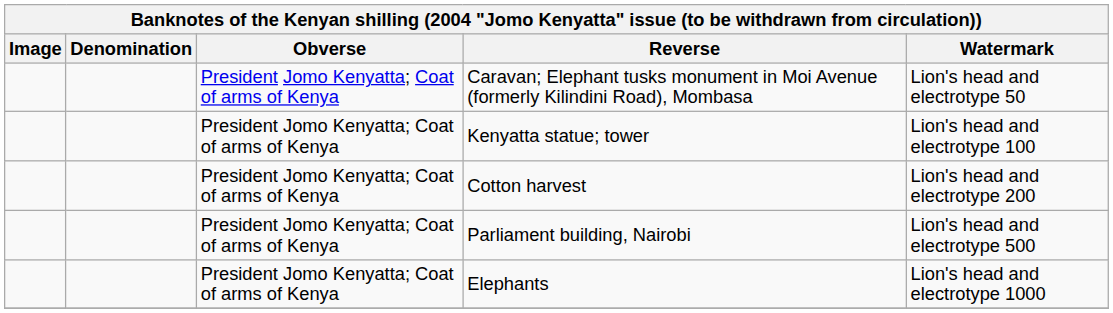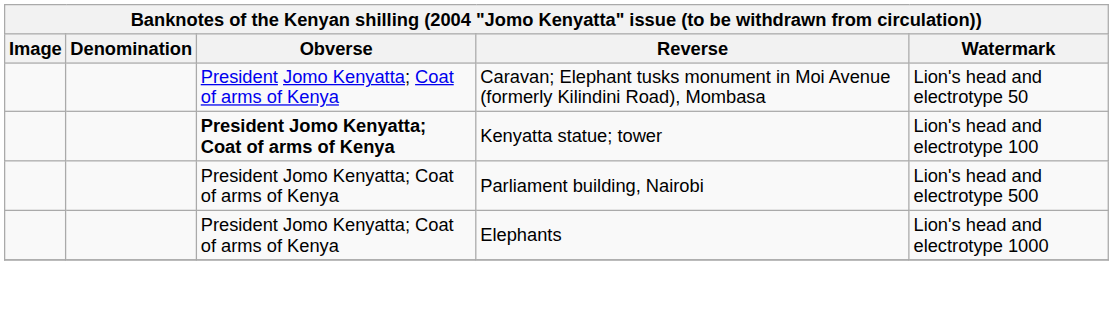(327, 137) normal -> (313, 137) bold
- row: (527, 186)
